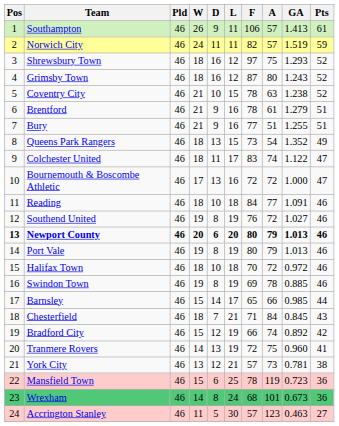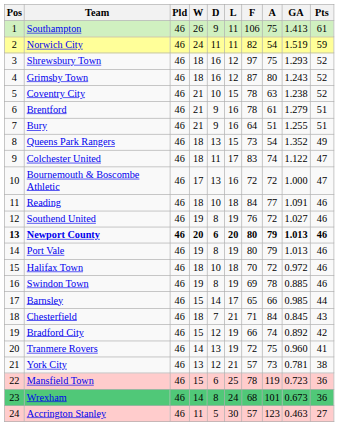(272, 28) 57 -> (272, 28) 75
(272, 45) 57 -> (272, 45) 54
(252, 126) 77 -> (252, 126) 64
